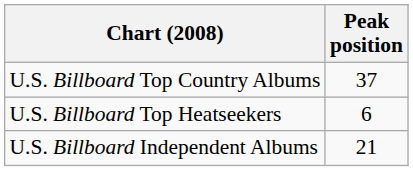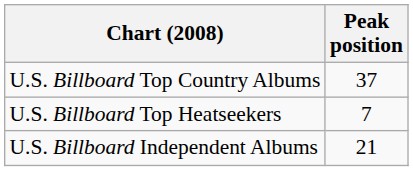(366, 113) 6 -> (366, 113) 7
